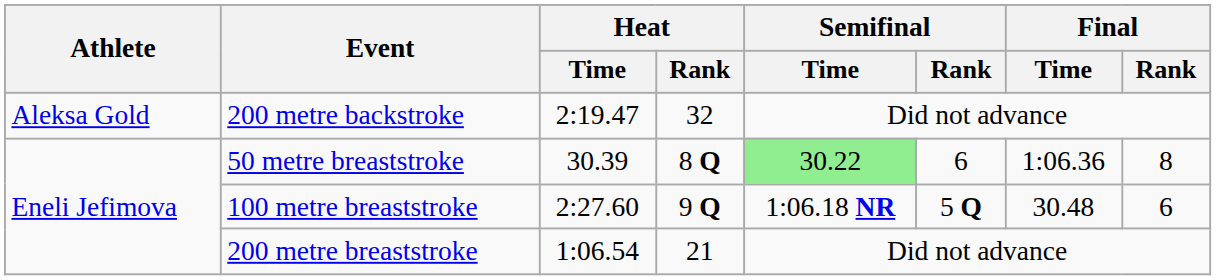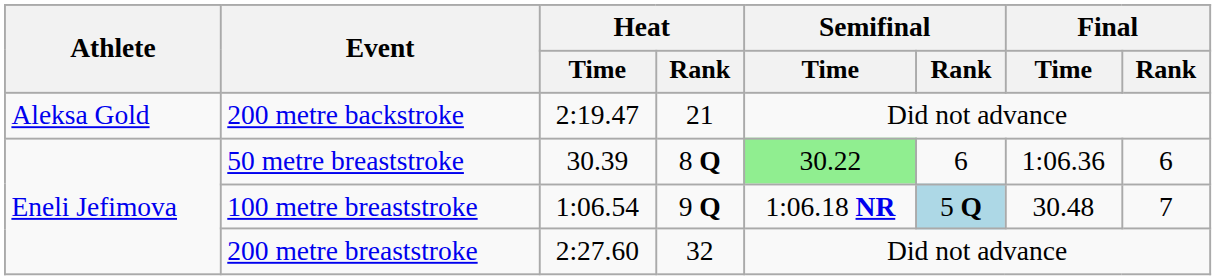(700, 115) 32 -> (700, 115) 21
(1166, 161) 8 -> (1166, 161) 6
(597, 206) 2:27.60 -> (597, 206) 1:06.54
(961, 206) no background -> (961, 206) lightblue background
(1166, 206) 6 -> (1166, 206) 7
(597, 251) 1:06.54 -> (597, 251) 2:27.60
(700, 251) 21 -> (700, 251) 32
